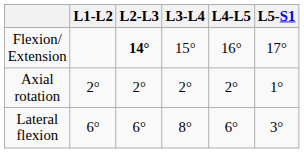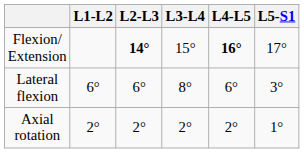(231, 47) normal -> (231, 47) bold
rows swapped: (37, 127) <-> (37, 87)
